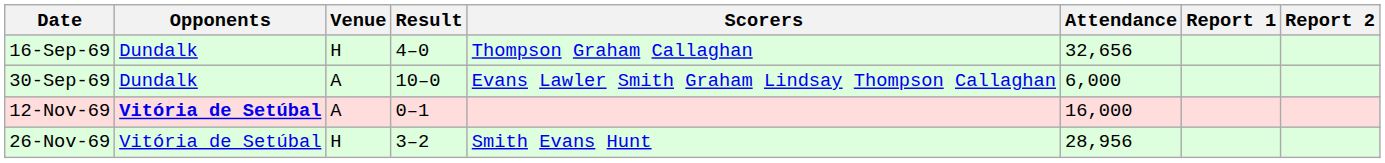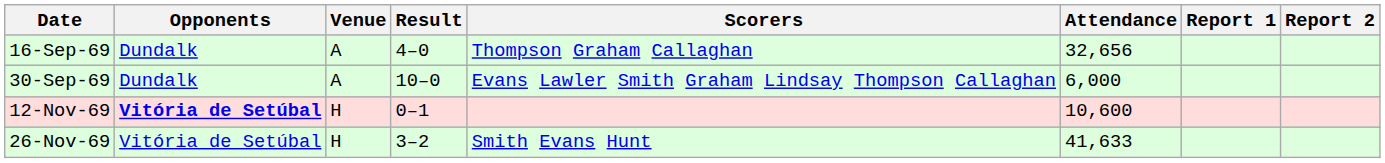(336, 50) H -> (336, 50) A
(336, 112) A -> (336, 112) H
(1099, 112) 16,000 -> (1099, 112) 10,600
(1099, 142) 28,956 -> (1099, 142) 41,633
